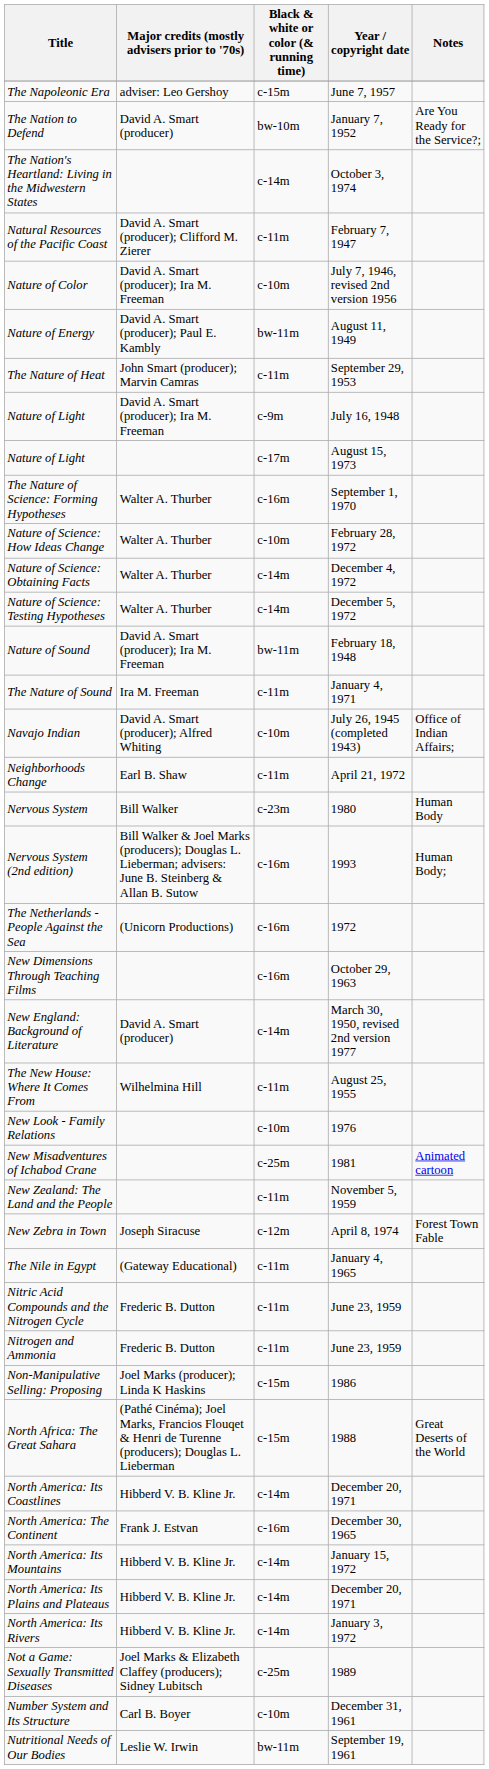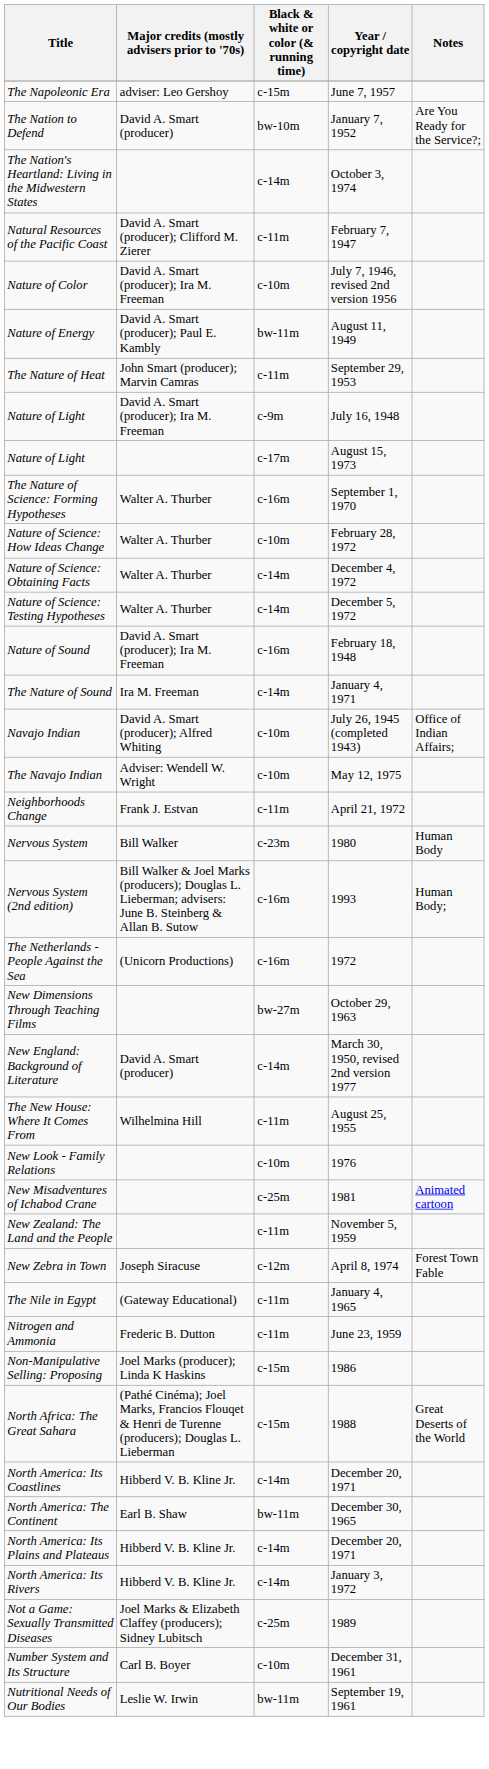(278, 650) bw-11m -> (273, 650) c-16m
(273, 692) c-11m -> (273, 692) c-14m
+ row: (55, 774)
(153, 774) Earl B. Shaw -> (159, 809) Frank J. Estvan
(273, 975) c-16m -> (278, 1010) bw-27m
- row: (58, 1306)
(159, 1527) Frank J. Estvan -> (153, 1513) Earl B. Shaw
(273, 1527) c-16m -> (278, 1513) bw-11m
- row: (55, 1562)
